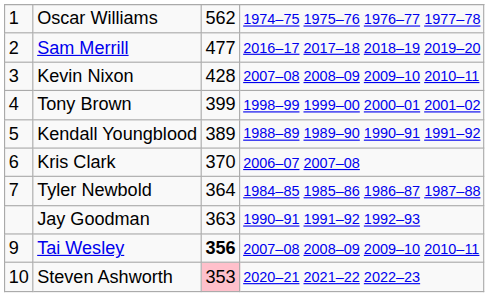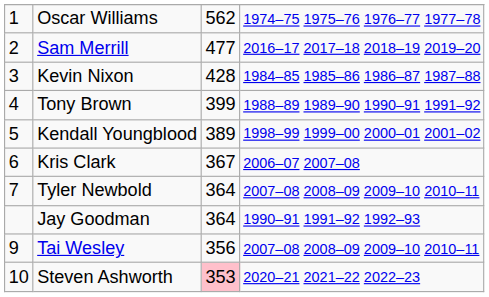(361, 76) 2007–08 2008–09 2009–10 2010–11 -> (362, 76) 1984–85 1985–86 1986–87 1987–88
(362, 105) 1998–99 1999–00 2000–01 2001–02 -> (362, 105) 1988–89 1989–90 1990–91 1991–92
(362, 134) 1988–89 1989–90 1990–91 1991–92 -> (362, 134) 1998–99 1999–00 2000–01 2001–02
(220, 162) 370 -> (220, 162) 367
(362, 191) 1984–85 1985–86 1986–87 1987–88 -> (361, 191) 2007–08 2008–09 2009–10 2010–11
(220, 219) 363 -> (220, 219) 364
(220, 248) bold -> (220, 248) normal
